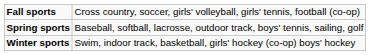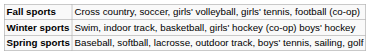rows swapped: (38, 43) <-> (38, 27)
